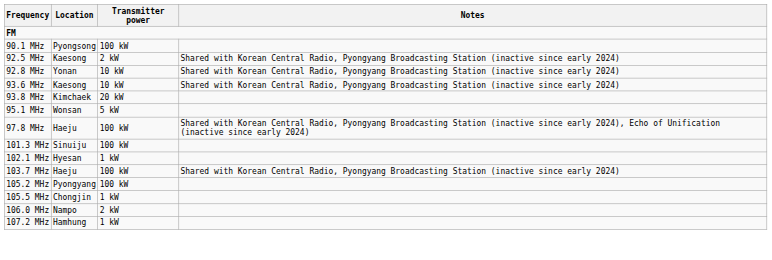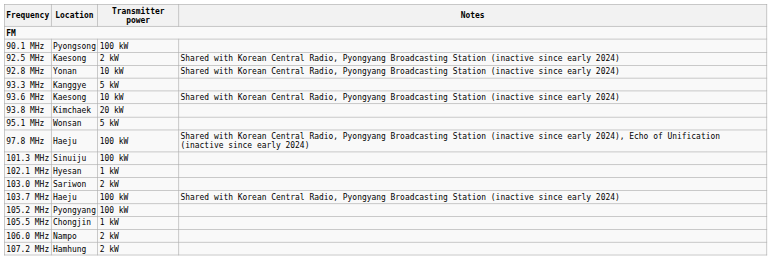+ row: (25, 85)
+ row: (28, 184)
(109, 223) 1 kW -> (109, 249) 2 kW
